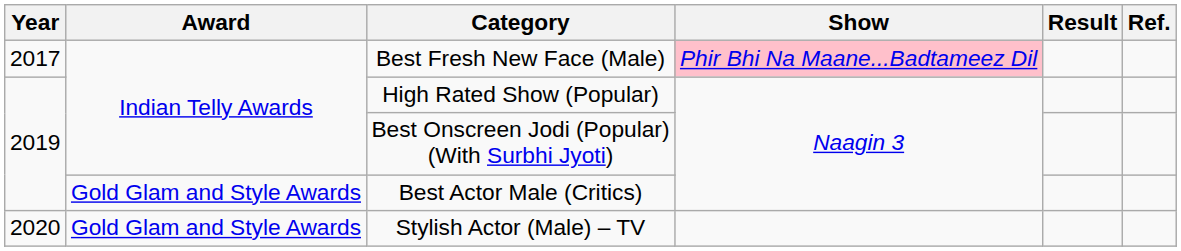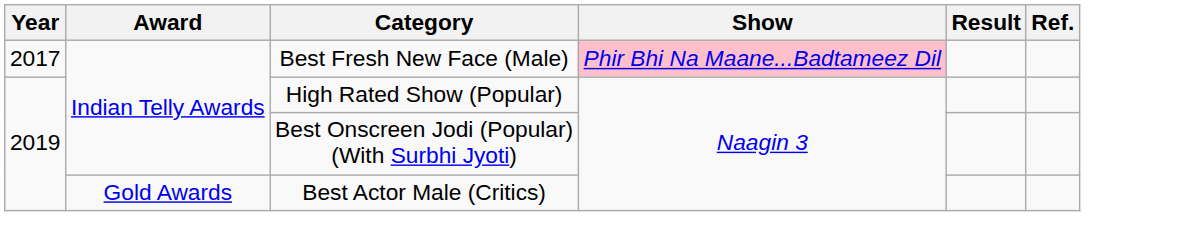(216, 192) Gold Glam and Style Awards -> (168, 192) Gold Awards
- row: (520, 228)
